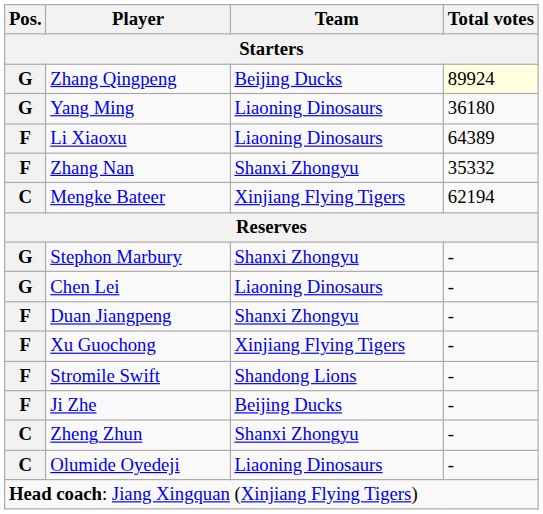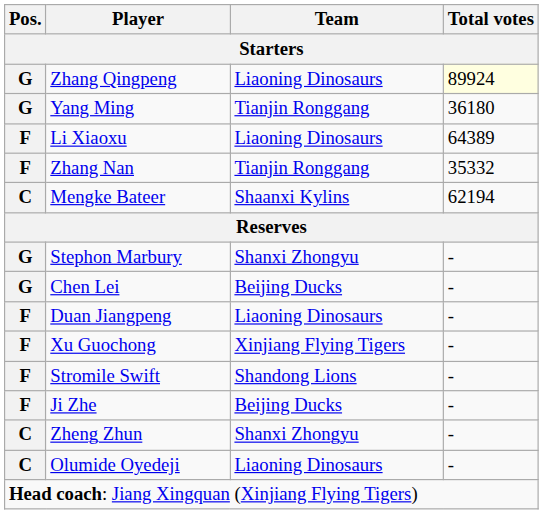(288, 78) Beijing Ducks -> (309, 78) Liaoning Dinosaurs
(309, 108) Liaoning Dinosaurs -> (302, 108) Tianjin Ronggang
(297, 167) Shanxi Zhongyu -> (302, 167) Tianjin Ronggang
(320, 197) Xinjiang Flying Tigers -> (292, 197) Shaanxi Kylins
(309, 286) Liaoning Dinosaurs -> (288, 286) Beijing Ducks
(297, 316) Shanxi Zhongyu -> (309, 316) Liaoning Dinosaurs
